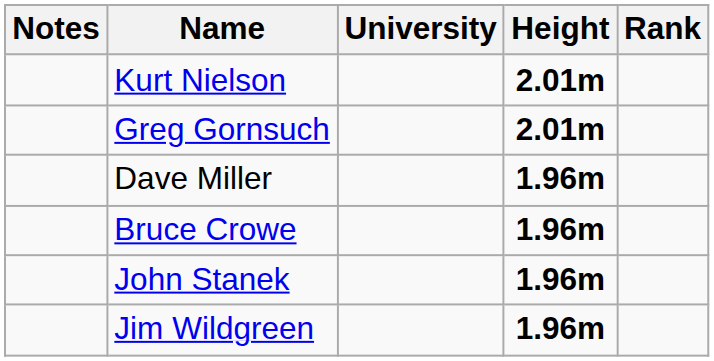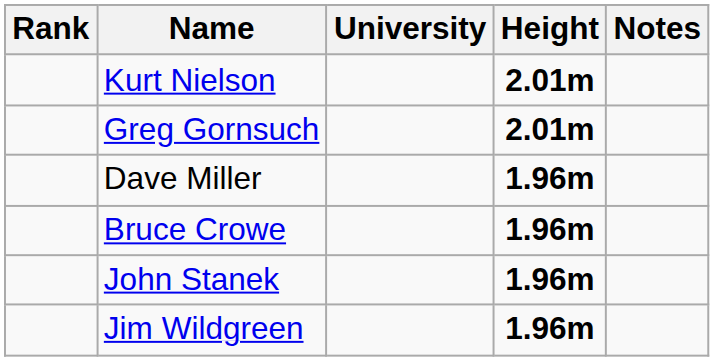columns swapped: (662, 29) <-> (56, 29)
